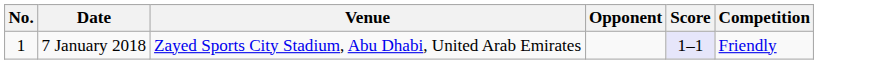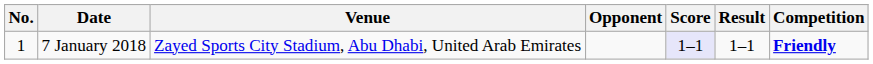+ column: (742, 18)
(748, 45) normal -> (805, 45) bold
